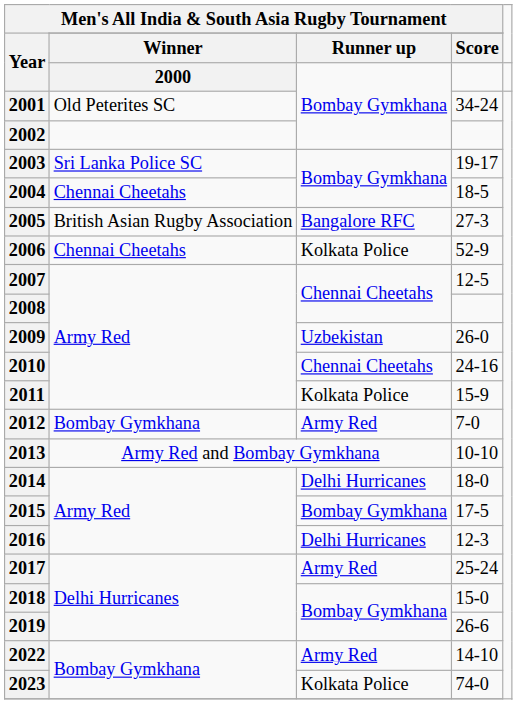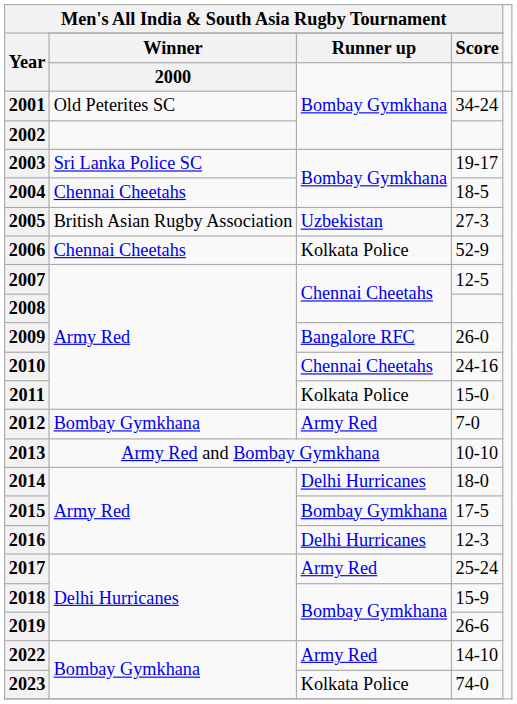(358, 221) Bangalore RFC -> (342, 221) Uzbekistan
(342, 337) Uzbekistan -> (358, 337) Bangalore RFC
(472, 395) 15-9 -> (472, 395) 15-0
(472, 597) 15-0 -> (472, 597) 15-9
